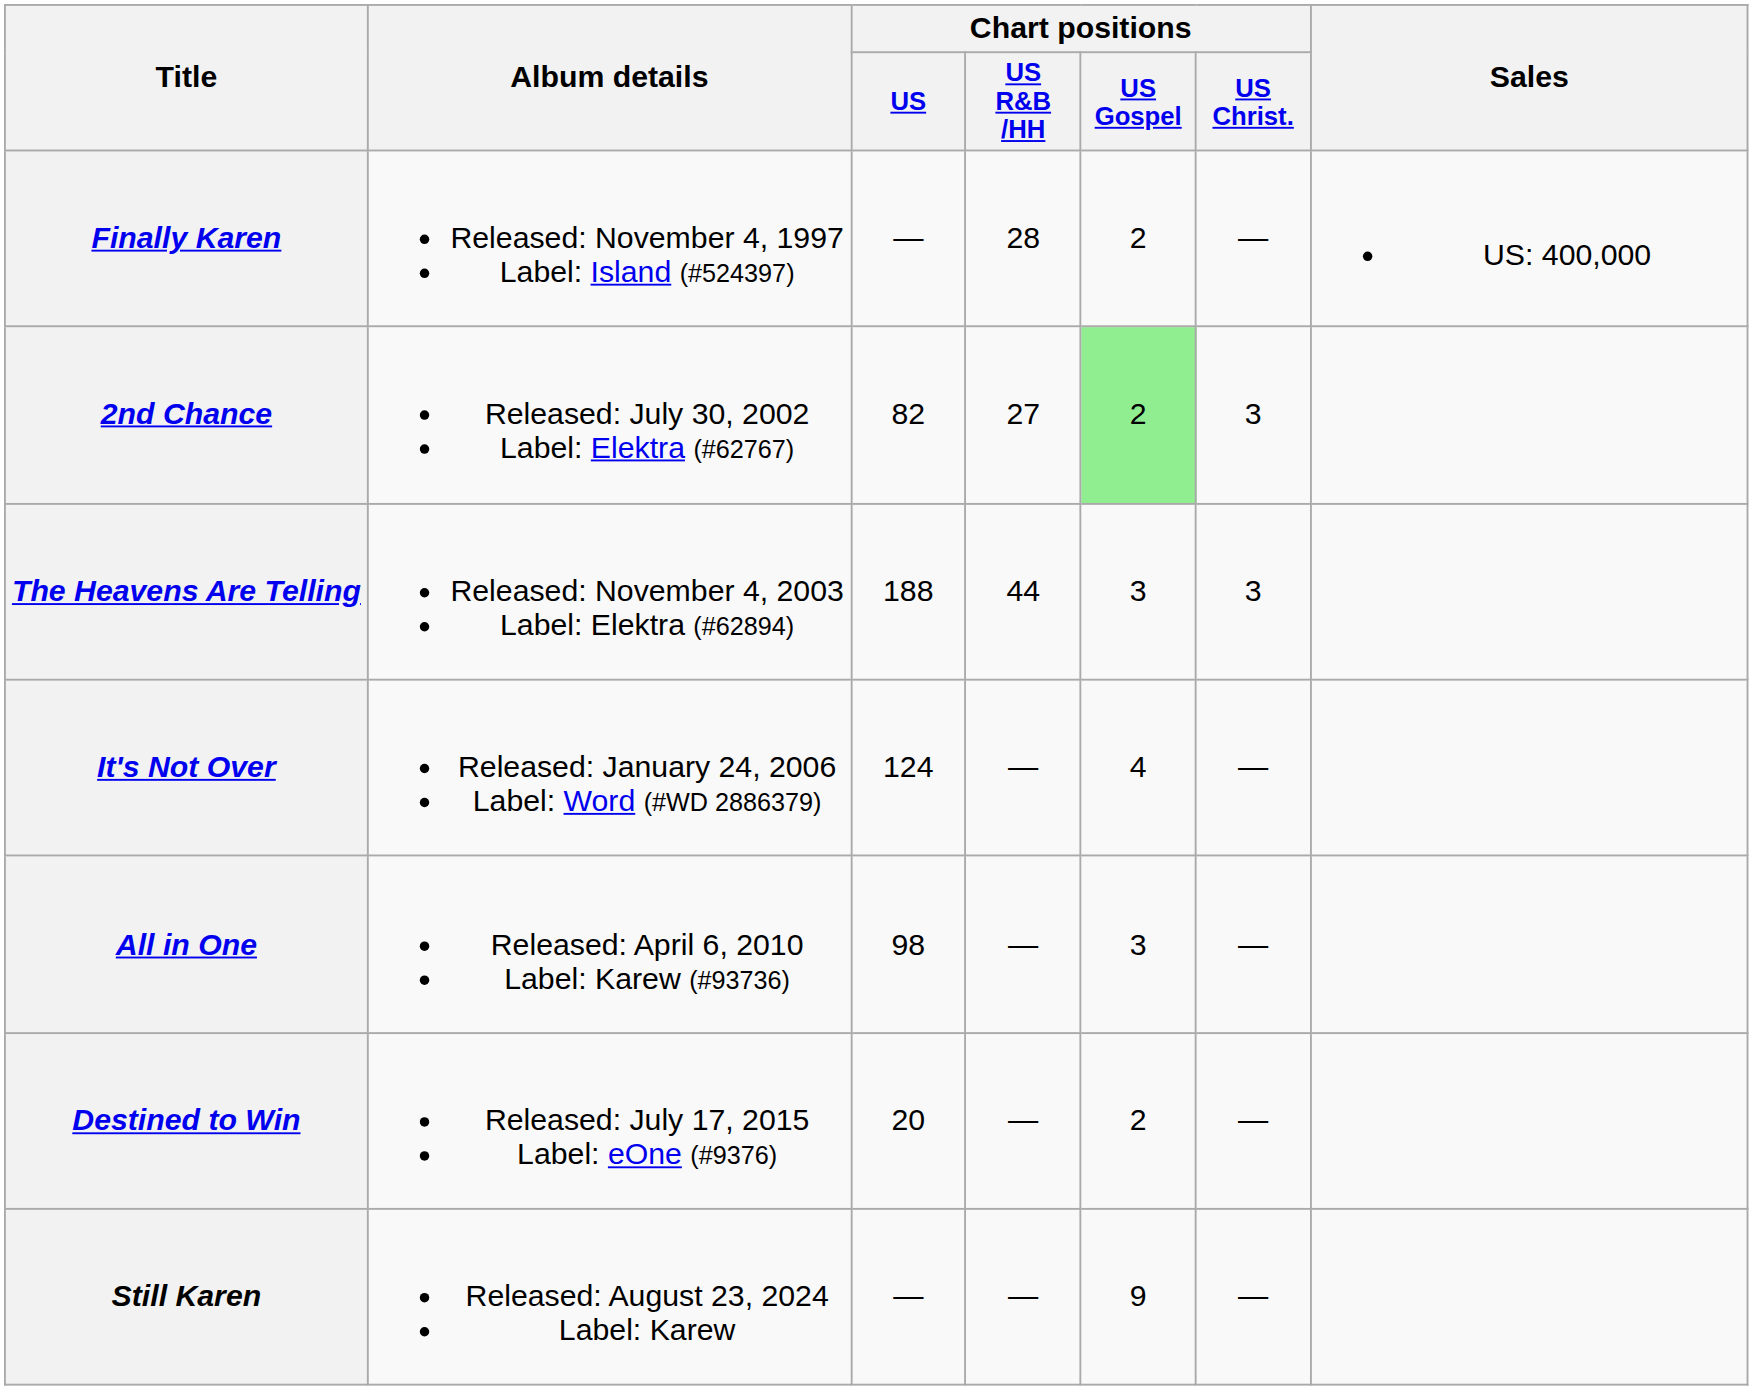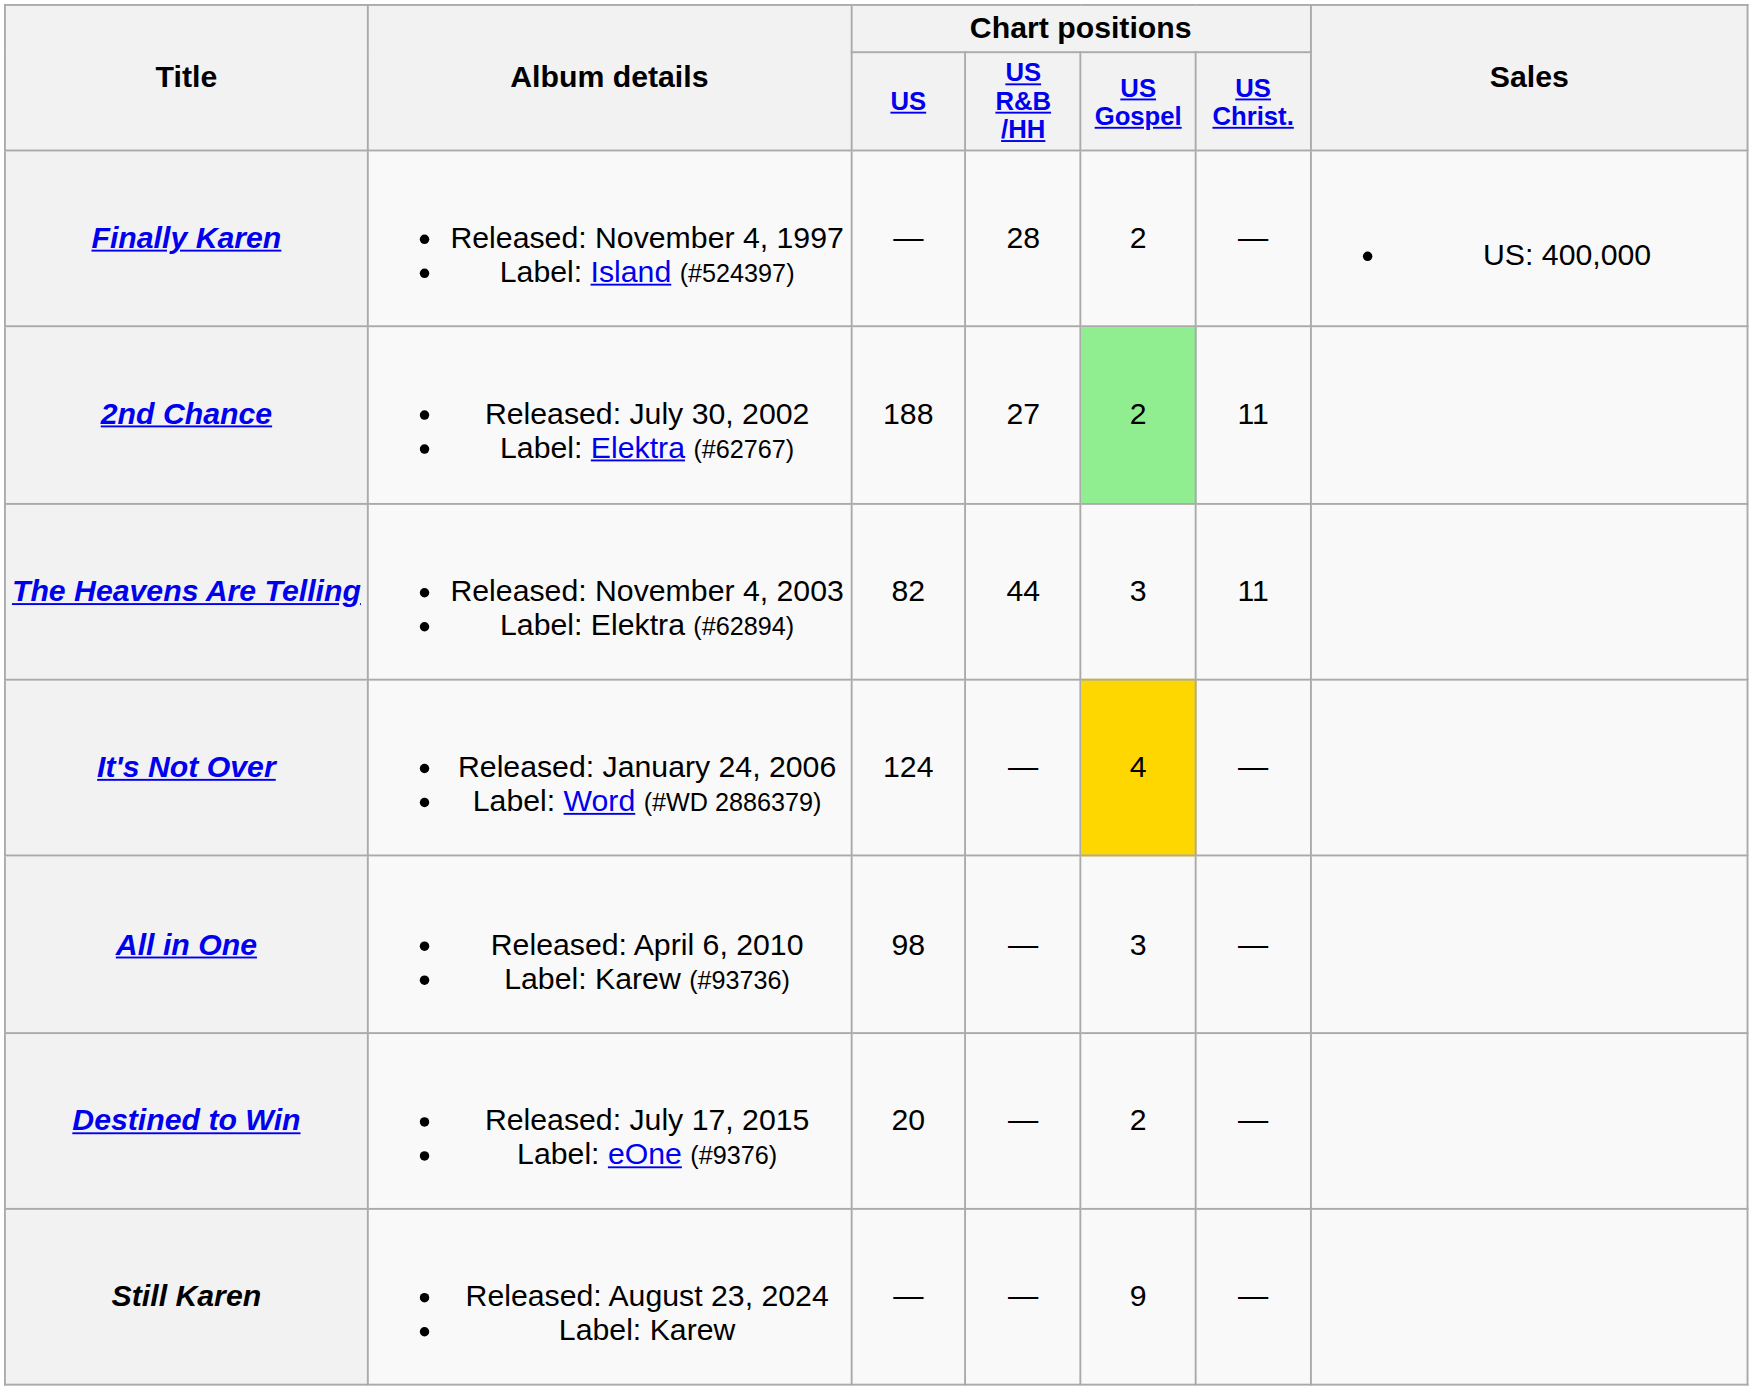(908, 414) 82 -> (908, 414) 188
(1253, 414) 3 -> (1253, 414) 11
(908, 590) 188 -> (908, 590) 82
(1253, 590) 3 -> (1253, 590) 11
(1138, 767) no background -> (1138, 767) gold background
